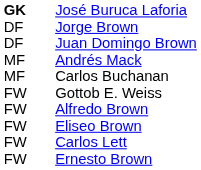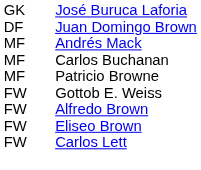(15, 10) bold -> (14, 10) normal
- row: (97, 27)
+ row: (107, 76)
- row: (104, 159)
